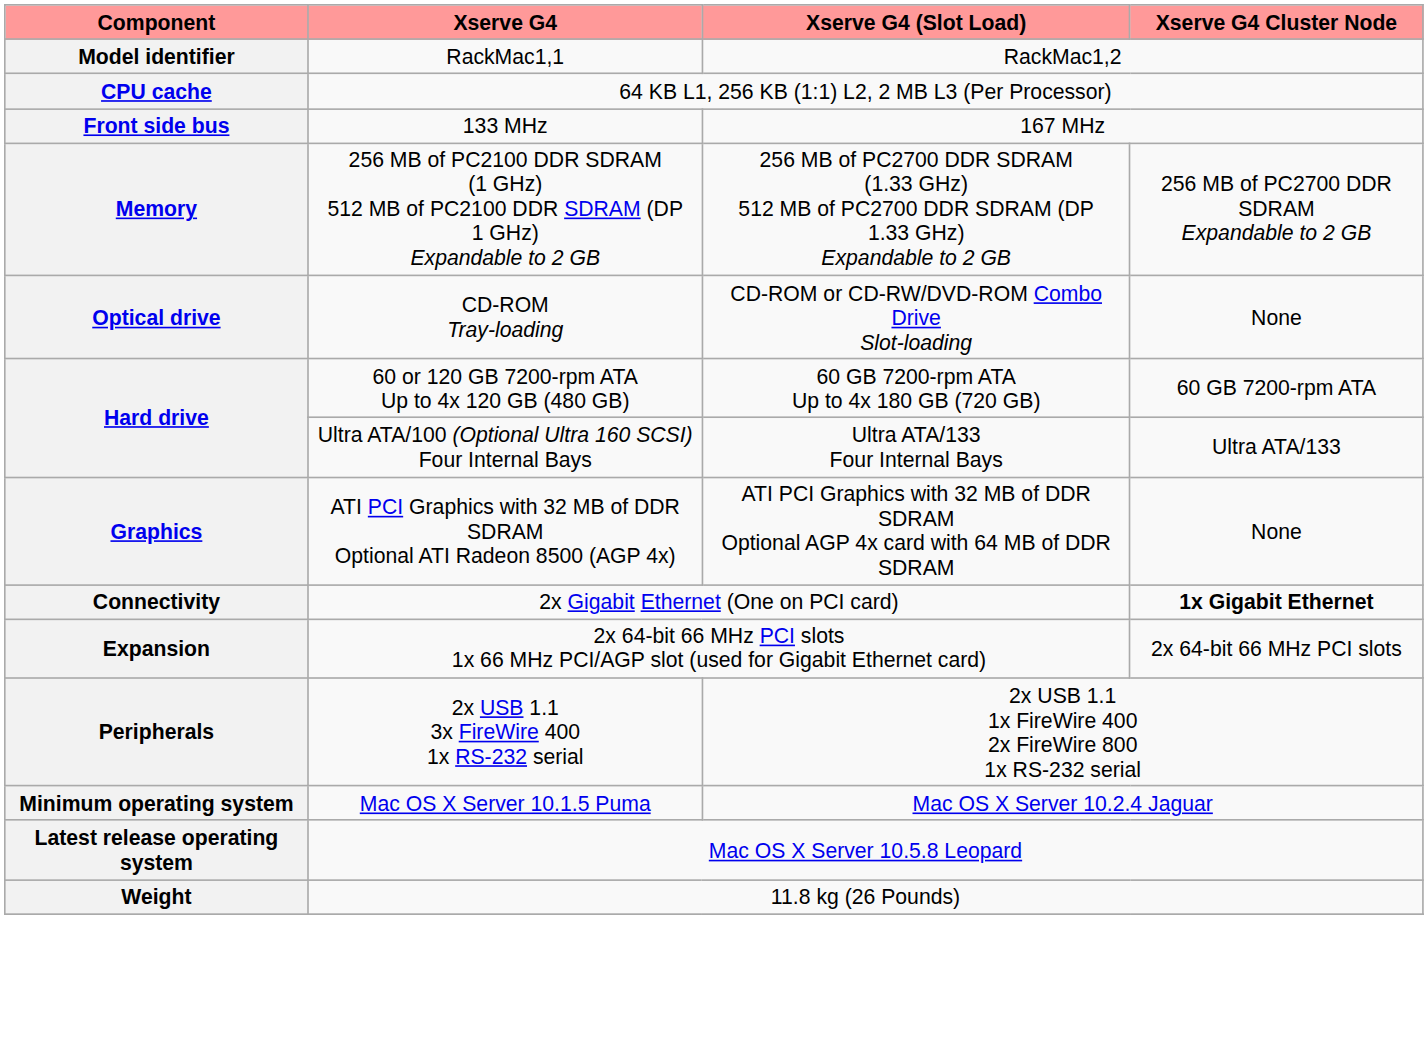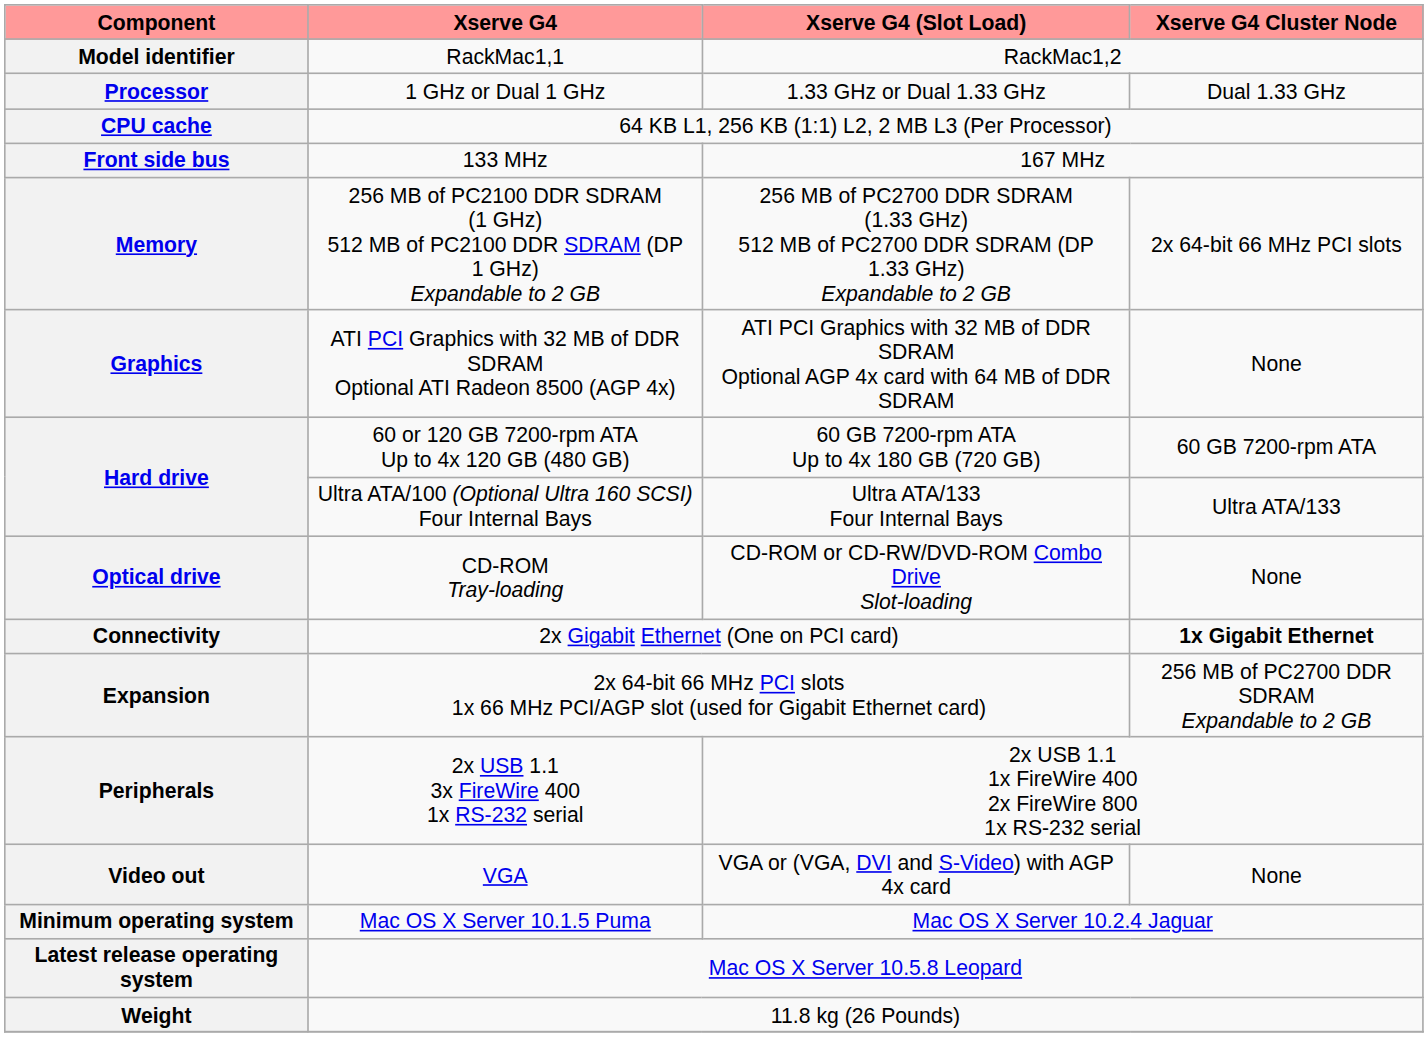+ row: (156, 91)
(1276, 209) 256 MB of PC2700 DDR SDRAM Expandable to 2 GB -> (1276, 244) 2x 64-bit 66 MHz PCI slots
rows swapped: (156, 531) <-> (156, 317)
(1276, 649) 2x 64-bit 66 MHz PCI slots -> (1276, 695) 256 MB of PC2700 DDR SDRAM Expandable to 2 GB
+ row: (156, 874)
